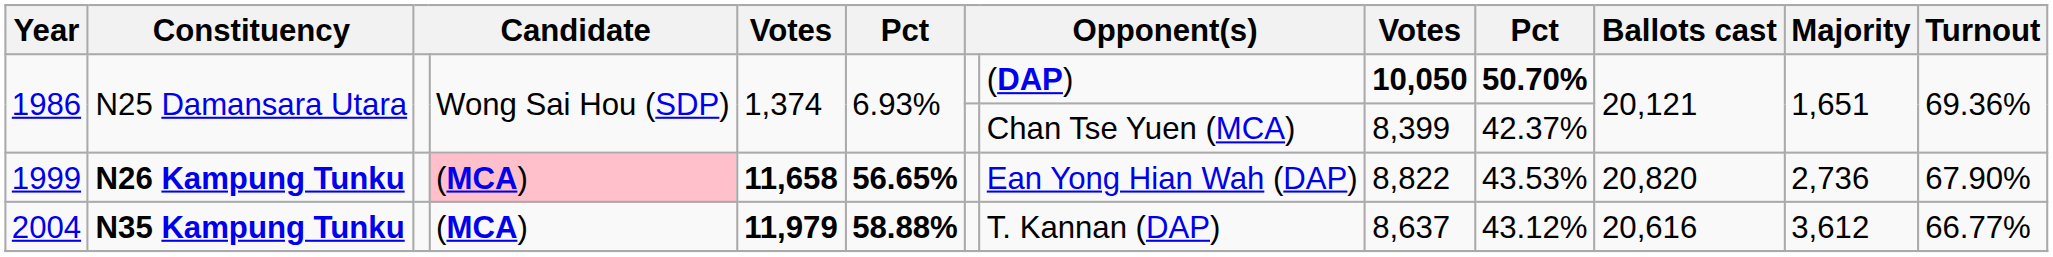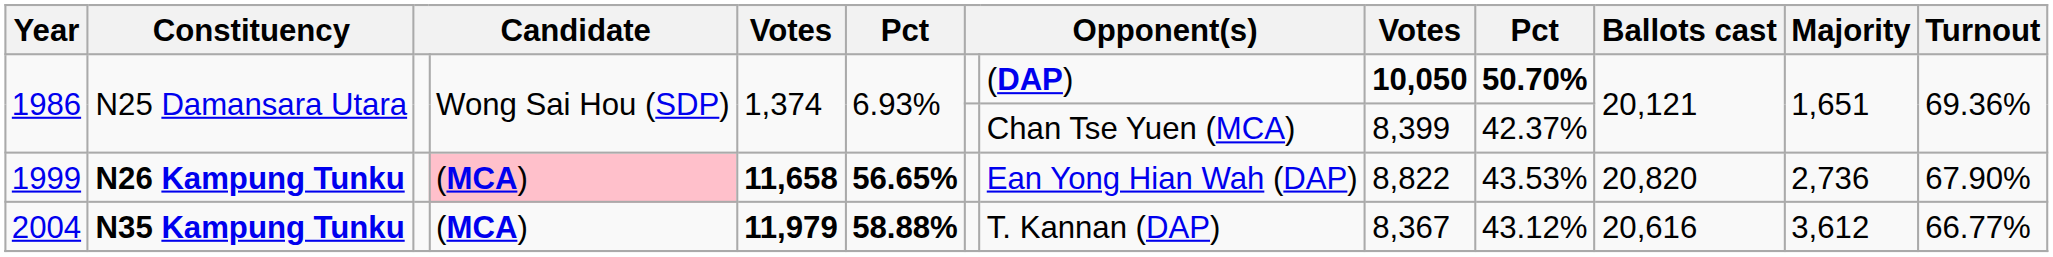(1411, 227) 8,637 -> (1411, 227) 8,367
